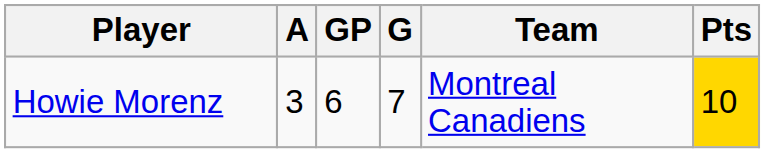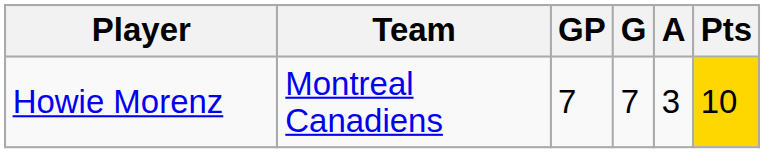columns swapped: (557, 30) <-> (297, 30)
(334, 101) 6 -> (567, 101) 7
